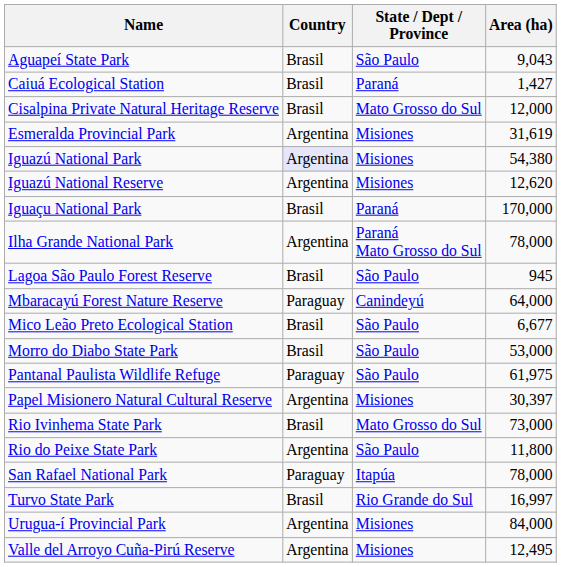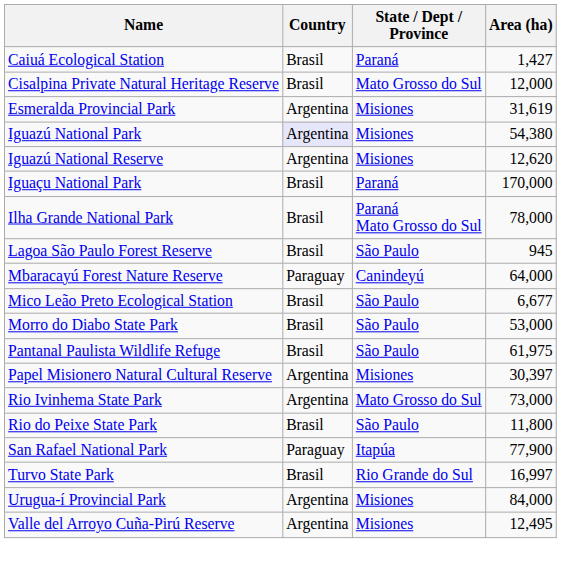- row: (69, 59)
(317, 242) Argentina -> (305, 217) Brasil
(315, 375) Paraguay -> (305, 350) Brasil
(305, 425) Brasil -> (317, 400) Argentina
(317, 450) Argentina -> (305, 425) Brasil
(531, 474) 78,000 -> (531, 450) 77,900
